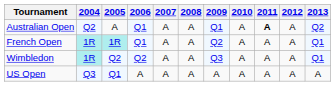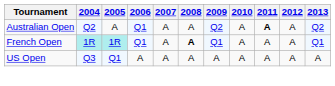(217, 27) Q1 -> (217, 27) Q2
(191, 42) normal -> (191, 42) bold
(217, 42) Q2 -> (217, 42) Q1
- row: (30, 57)
